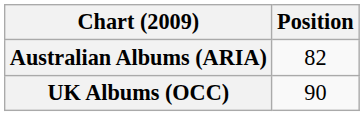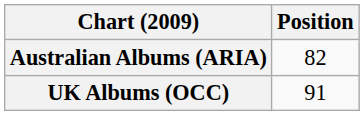(315, 92) 90 -> (315, 92) 91
